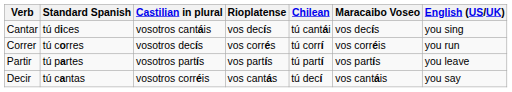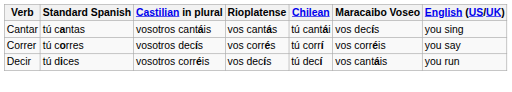(61, 29) tú dices -> (64, 29) tú cantas
(249, 29) vos decís -> (252, 29) vos cantás
(442, 45) you run -> (443, 45) you say
- row: (19, 62)
(64, 78) tú cantas -> (61, 62) tú dices
(252, 78) vos cantás -> (249, 62) vos decís
(443, 78) you say -> (442, 62) you run
